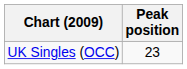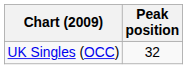(152, 52) 23 -> (152, 52) 32
